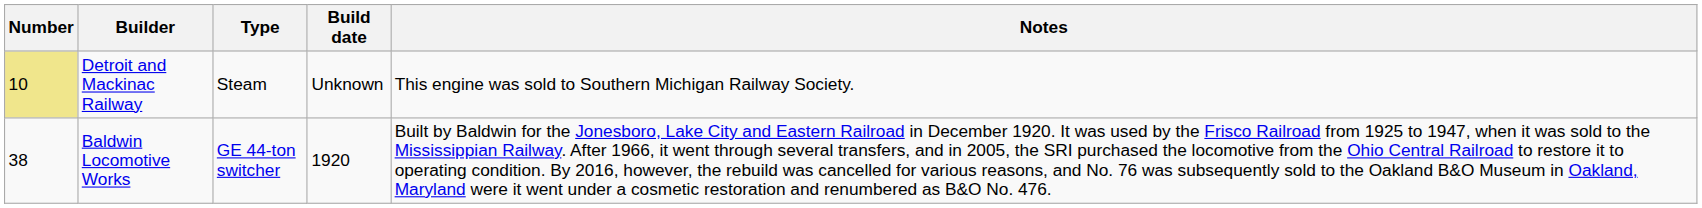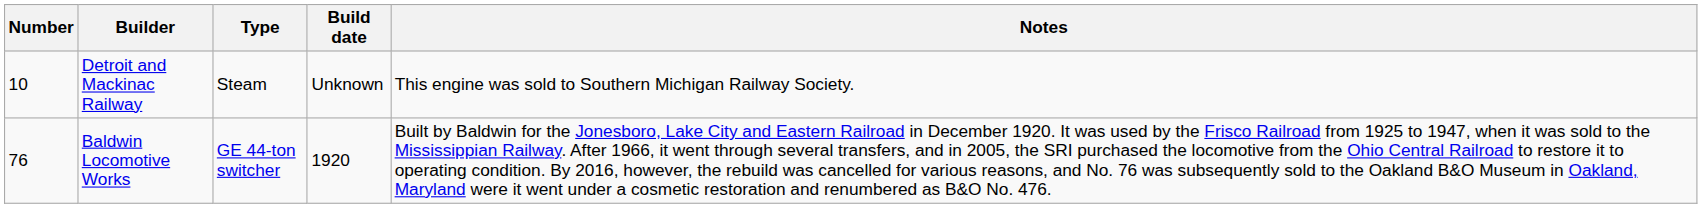(18, 84) khaki background -> (18, 84) no background
(18, 160) 38 -> (18, 160) 76
